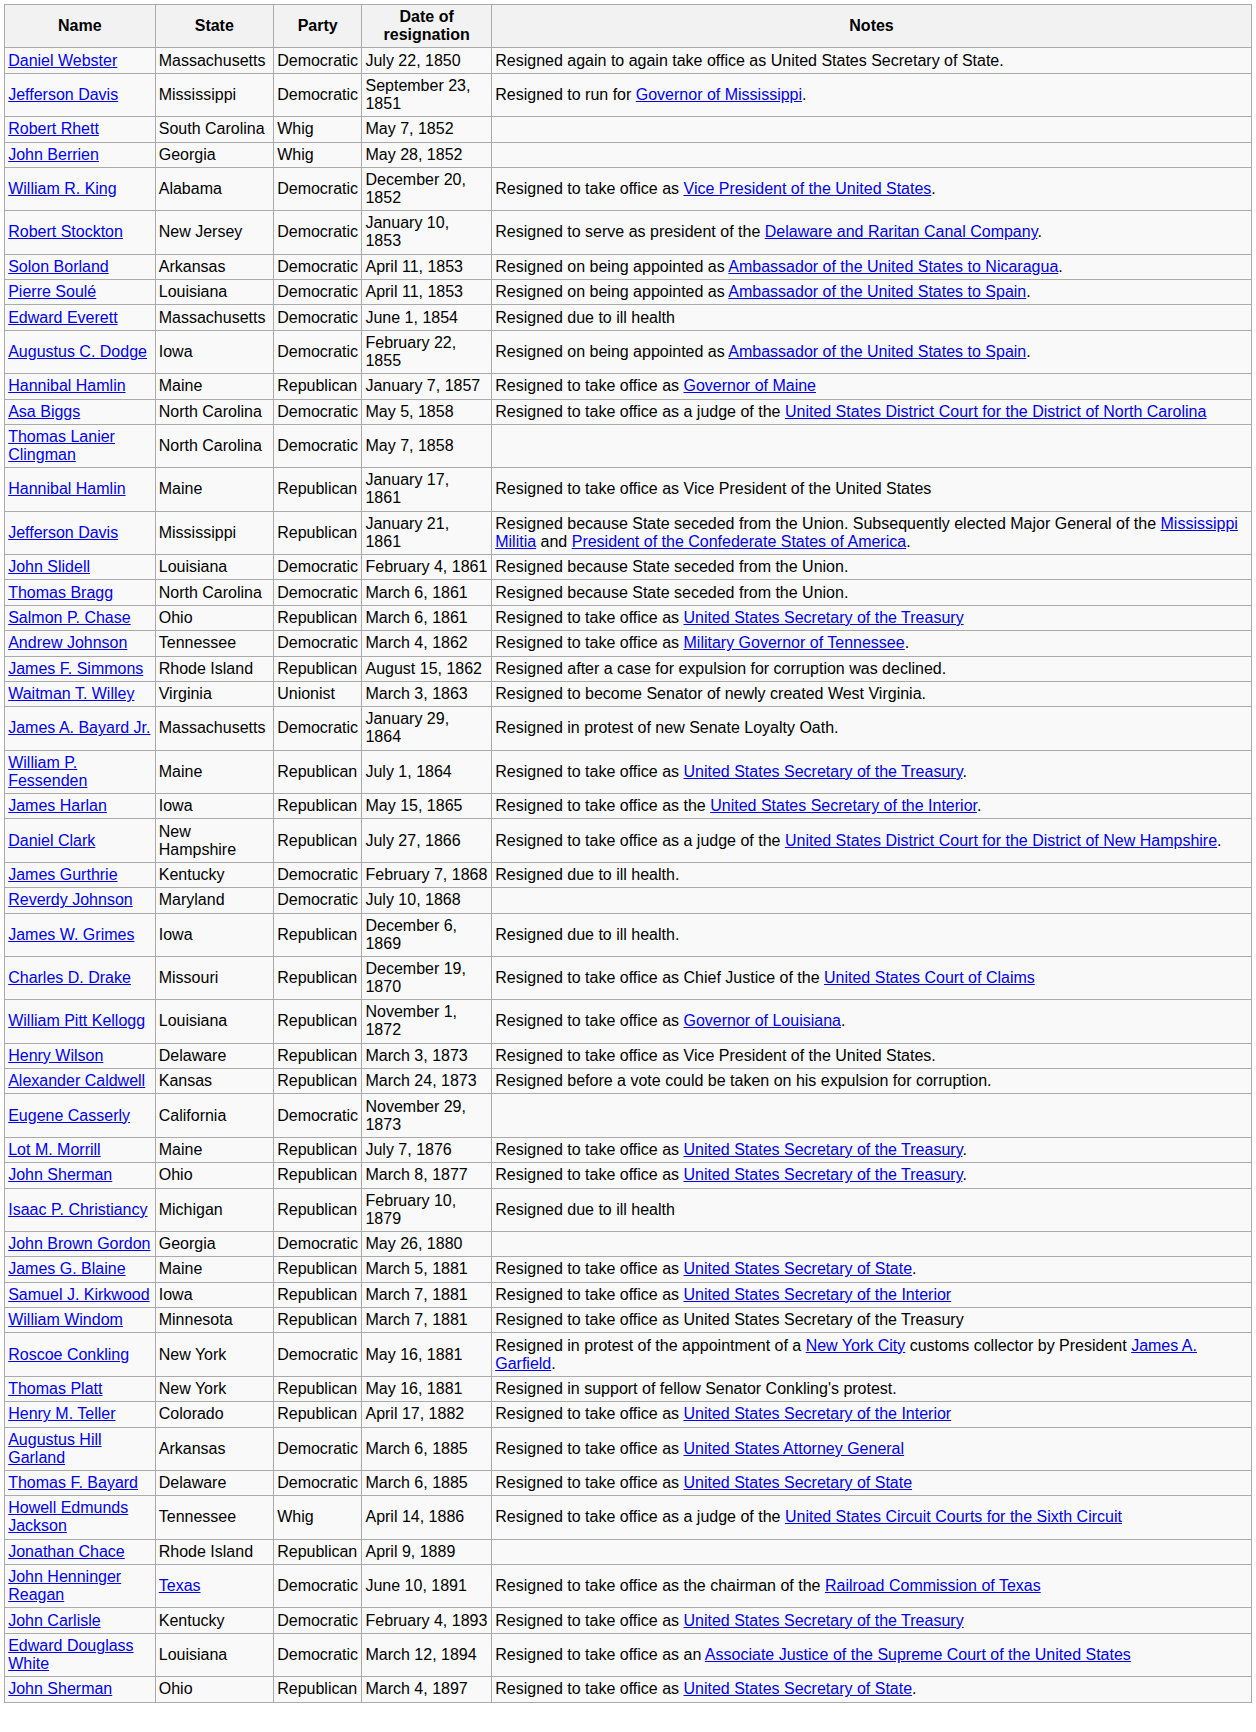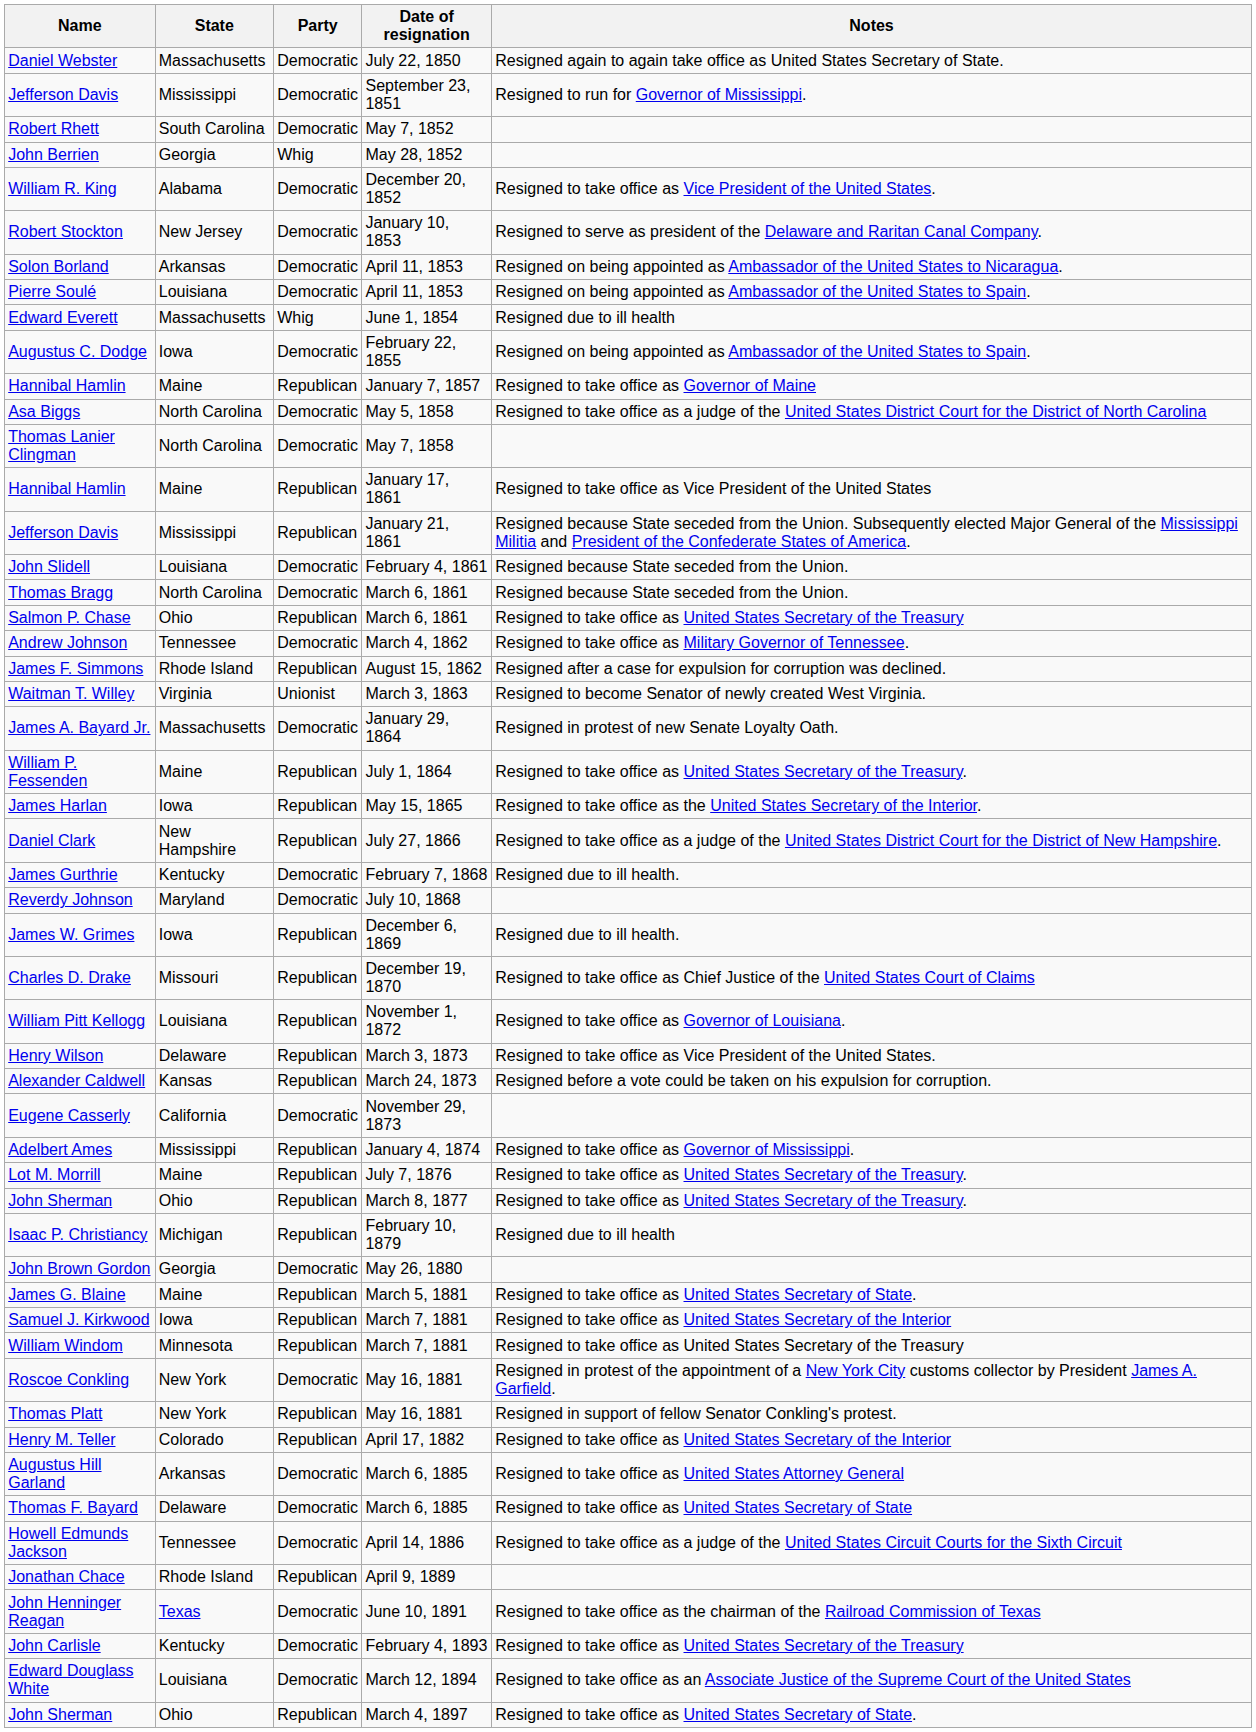(295, 129) Whig -> (318, 129) Democratic
(318, 317) Democratic -> (295, 317) Whig
+ row: (60, 1149)
(295, 1517) Whig -> (318, 1542) Democratic
